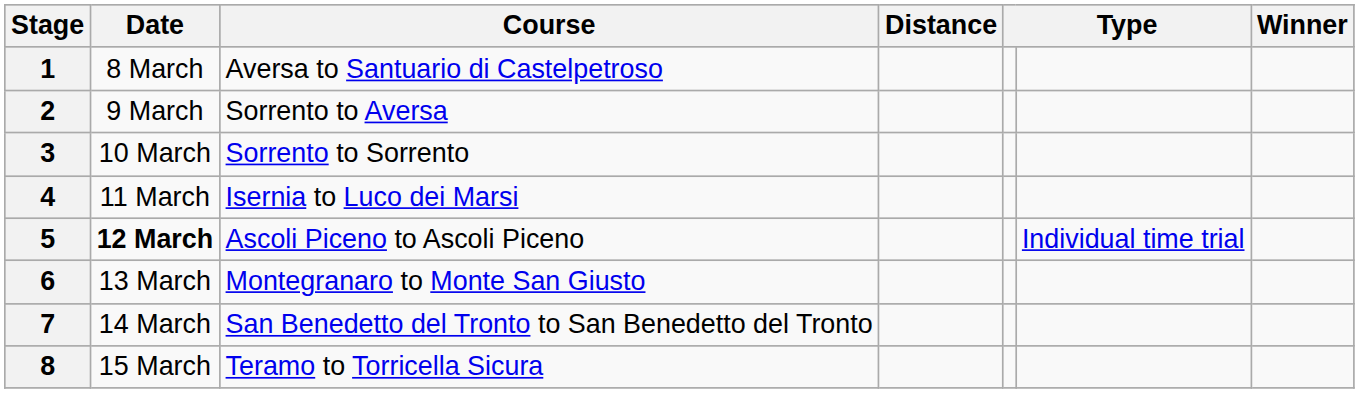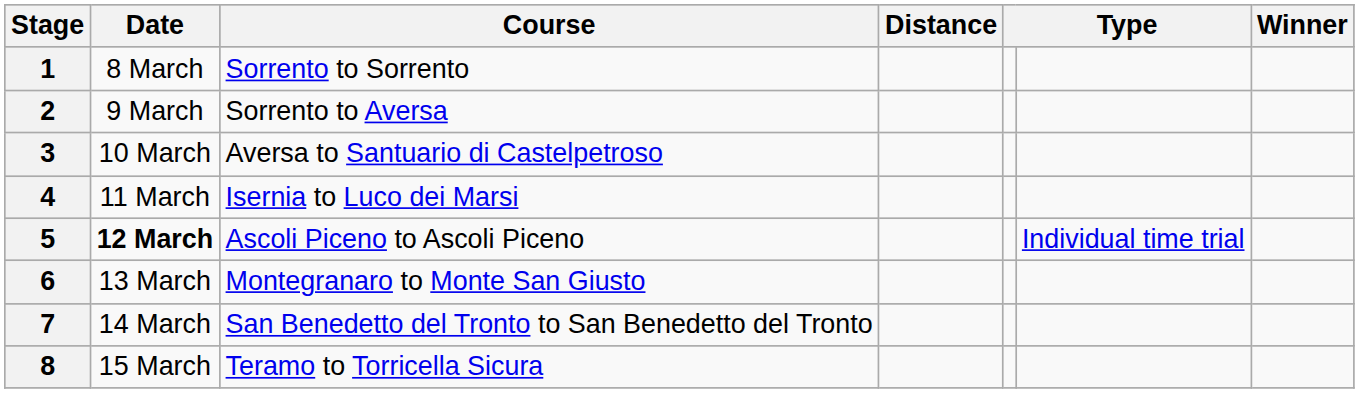(444, 68) Aversa to Santuario di Castelpetroso -> (347, 68) Sorrento to Sorrento
(347, 153) Sorrento to Sorrento -> (444, 153) Aversa to Santuario di Castelpetroso
